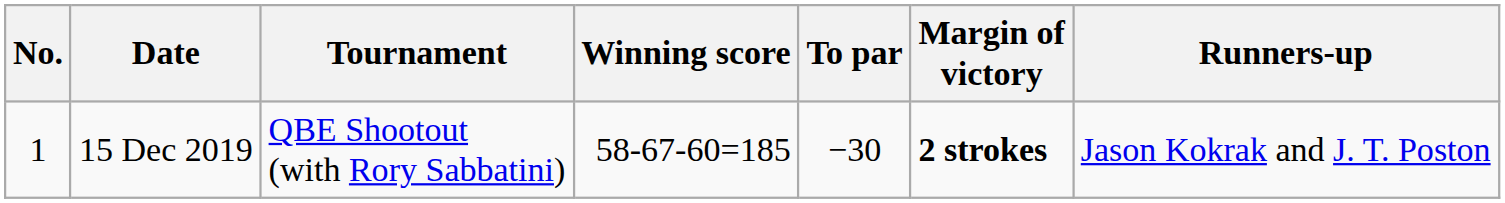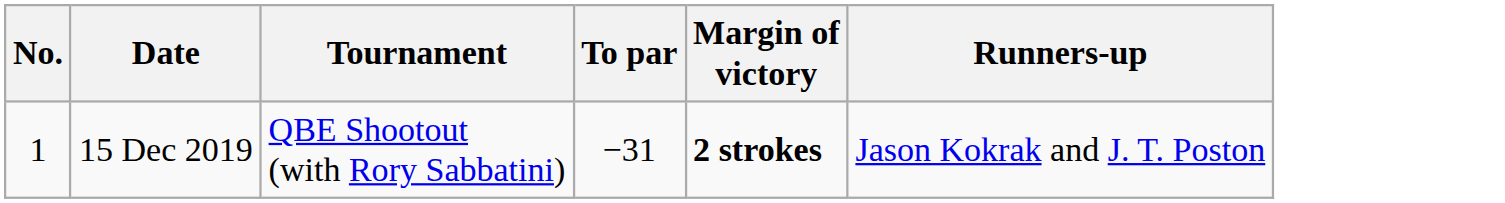- column: (686, 52)
(855, 149) −30 -> (629, 149) −31
